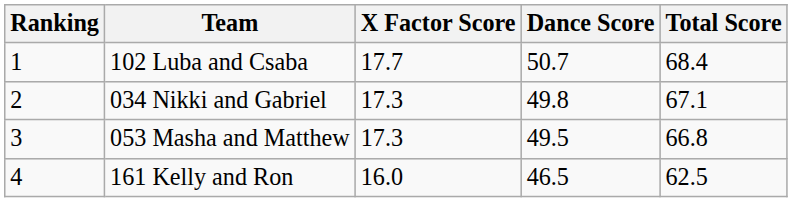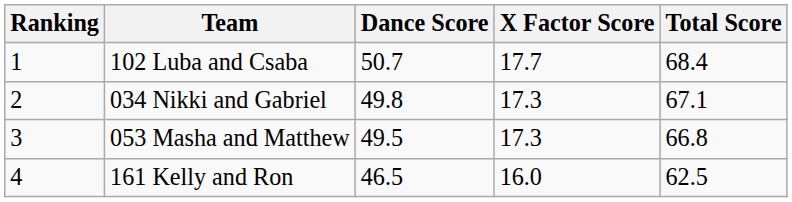columns swapped: (591, 23) <-> (438, 23)
